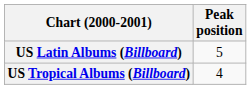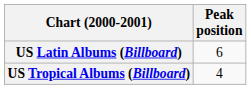(219, 52) 5 -> (219, 52) 6
